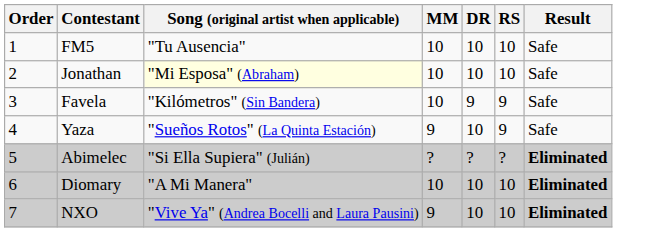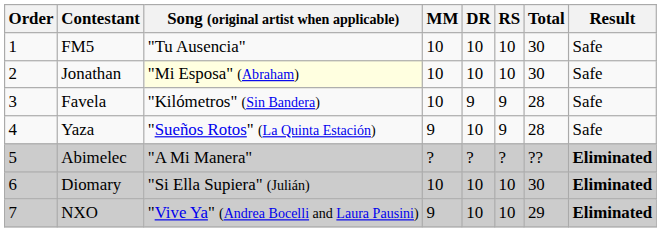+ column: (546, 18)
(229, 157) "Si Ella Supiera" (Julián) -> (200, 157) "A Mi Manera"
(200, 185) "A Mi Manera" -> (229, 185) "Si Ella Supiera" (Julián)
